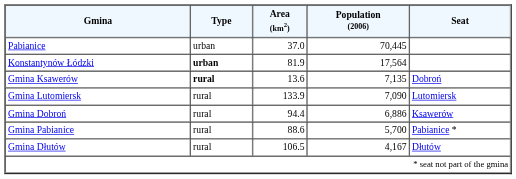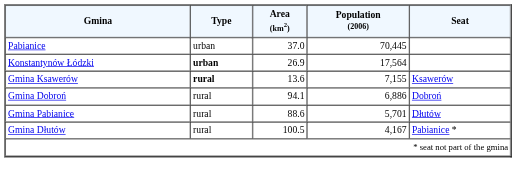(296, 62) 81.9 -> (296, 62) 26.9
(396, 79) 7,135 -> (396, 79) 7,155
(427, 79) Dobroń -> (433, 79) Ksawerów
- row: (45, 96)
(296, 113) 94.4 -> (296, 96) 94.1
(433, 113) Ksawerów -> (427, 96) Dobroń
(396, 130) 5,700 -> (396, 113) 5,701
(434, 130) Pabianice * -> (426, 113) Dłutów
(294, 147) 106.5 -> (294, 130) 100.5
(426, 147) Dłutów -> (434, 130) Pabianice *
